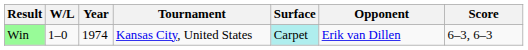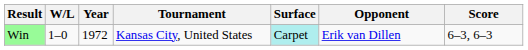(95, 34) 1974 -> (95, 34) 1972
